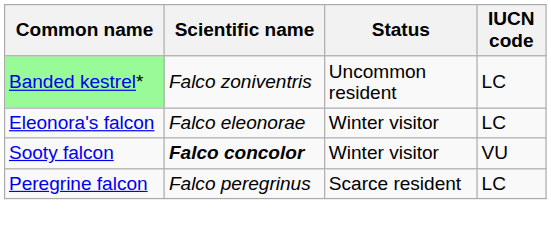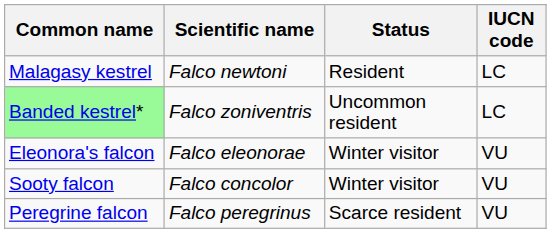+ row: (80, 71)
(494, 122) LC -> (495, 153) VU
(237, 153) bold -> (231, 183) normal
(494, 183) LC -> (495, 213) VU
